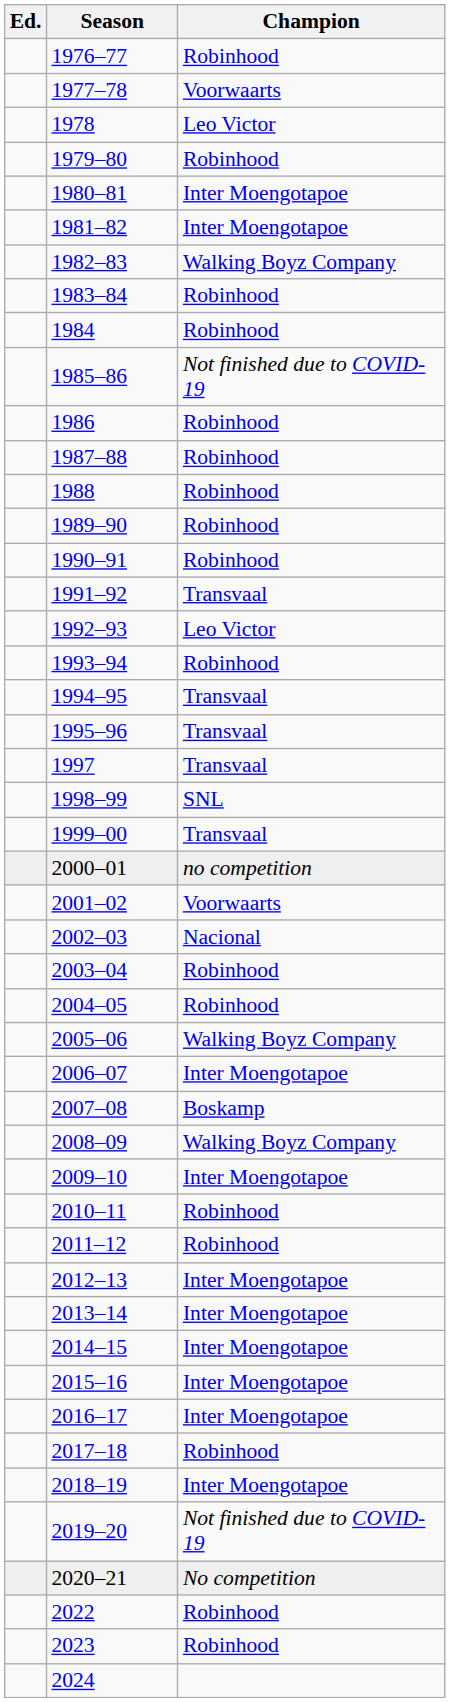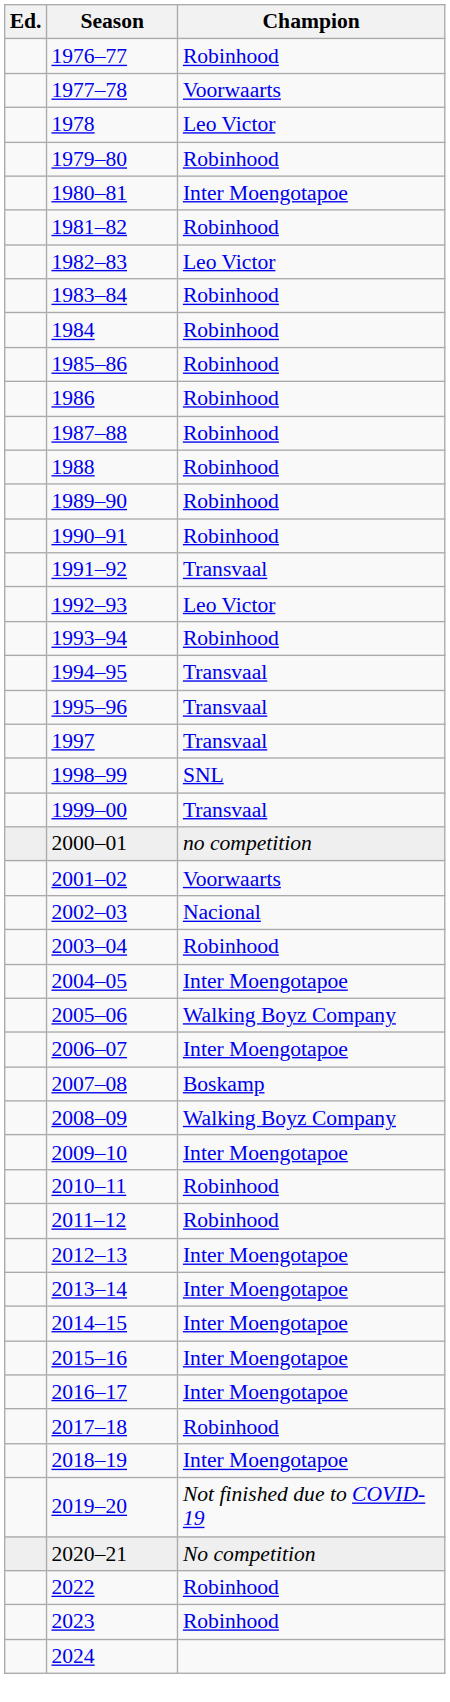(265, 227) Inter Moengotapoe -> (231, 227) Robinhood
(289, 261) Walking Boyz Company -> (229, 261) Leo Victor
(304, 376) Not finished due to COVID-19 -> (231, 364) Robinhood
(231, 1005) Robinhood -> (265, 980) Inter Moengotapoe
